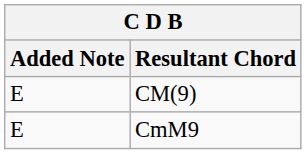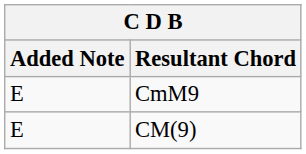rows swapped: (167, 129) <-> (166, 93)
